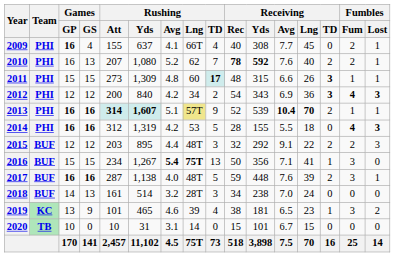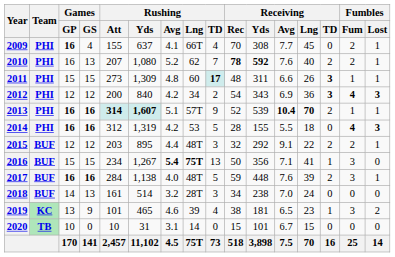(236, 45) 40 -> (236, 45) 70
(261, 78) 315 -> (261, 78) 311
(194, 111) khaki background -> (194, 111) no background
(377, 144) 3 -> (377, 144) 1
(114, 177) 287 -> (114, 177) 284
